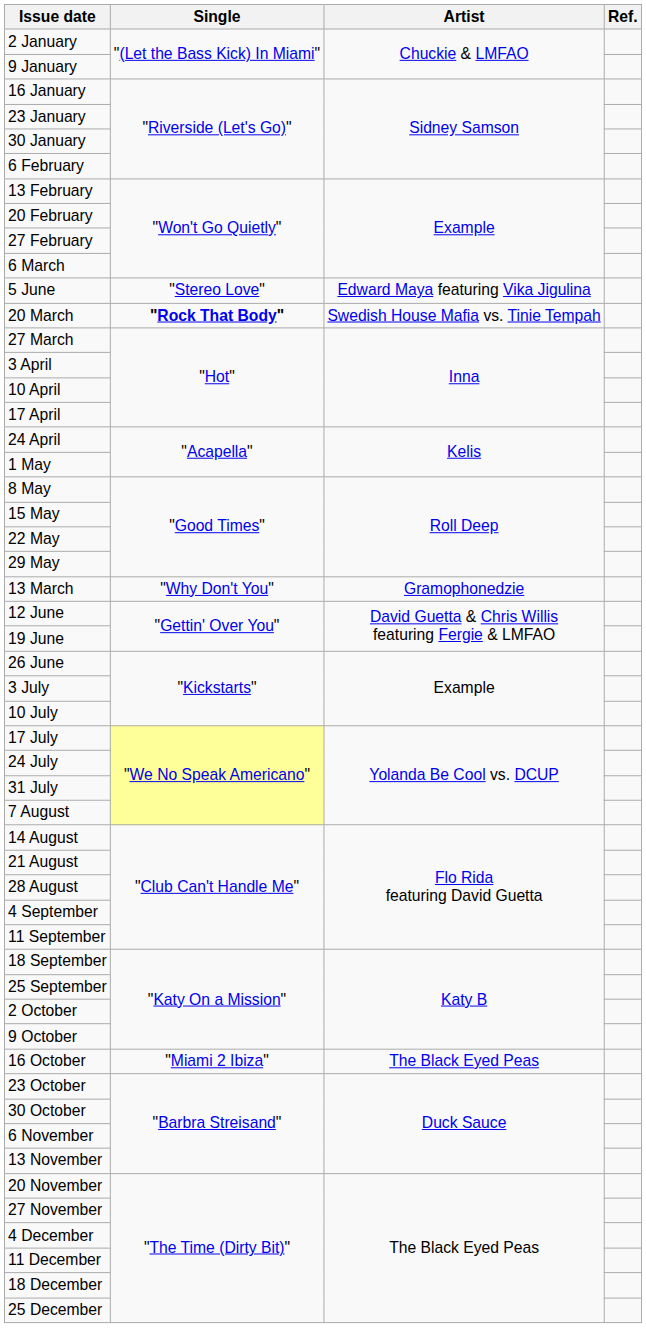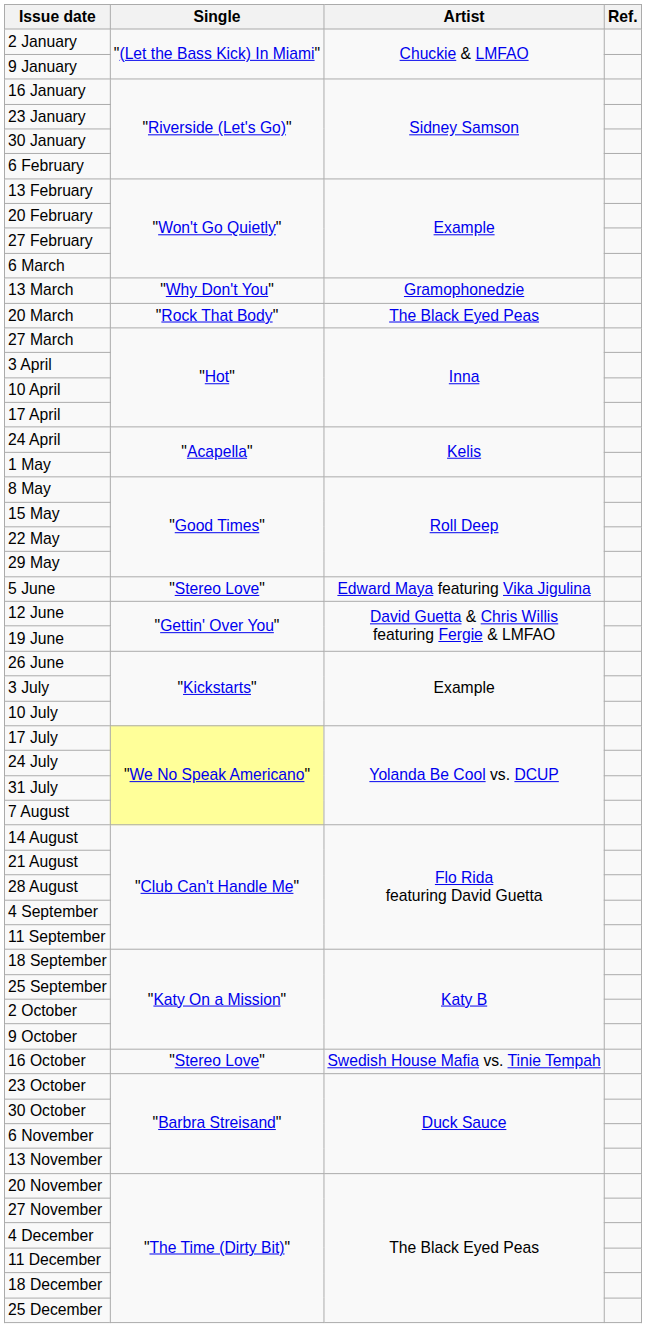rows swapped: (41, 588) <-> (32, 290)
(217, 315) bold -> (217, 315) normal
(464, 315) Swedish House Mafia vs. Tinie Tempah -> (464, 315) The Black Eyed Peas
(217, 1061) "Miami 2 Ibiza" -> (217, 1061) "Stereo Love"
(464, 1061) The Black Eyed Peas -> (464, 1061) Swedish House Mafia vs. Tinie Tempah
